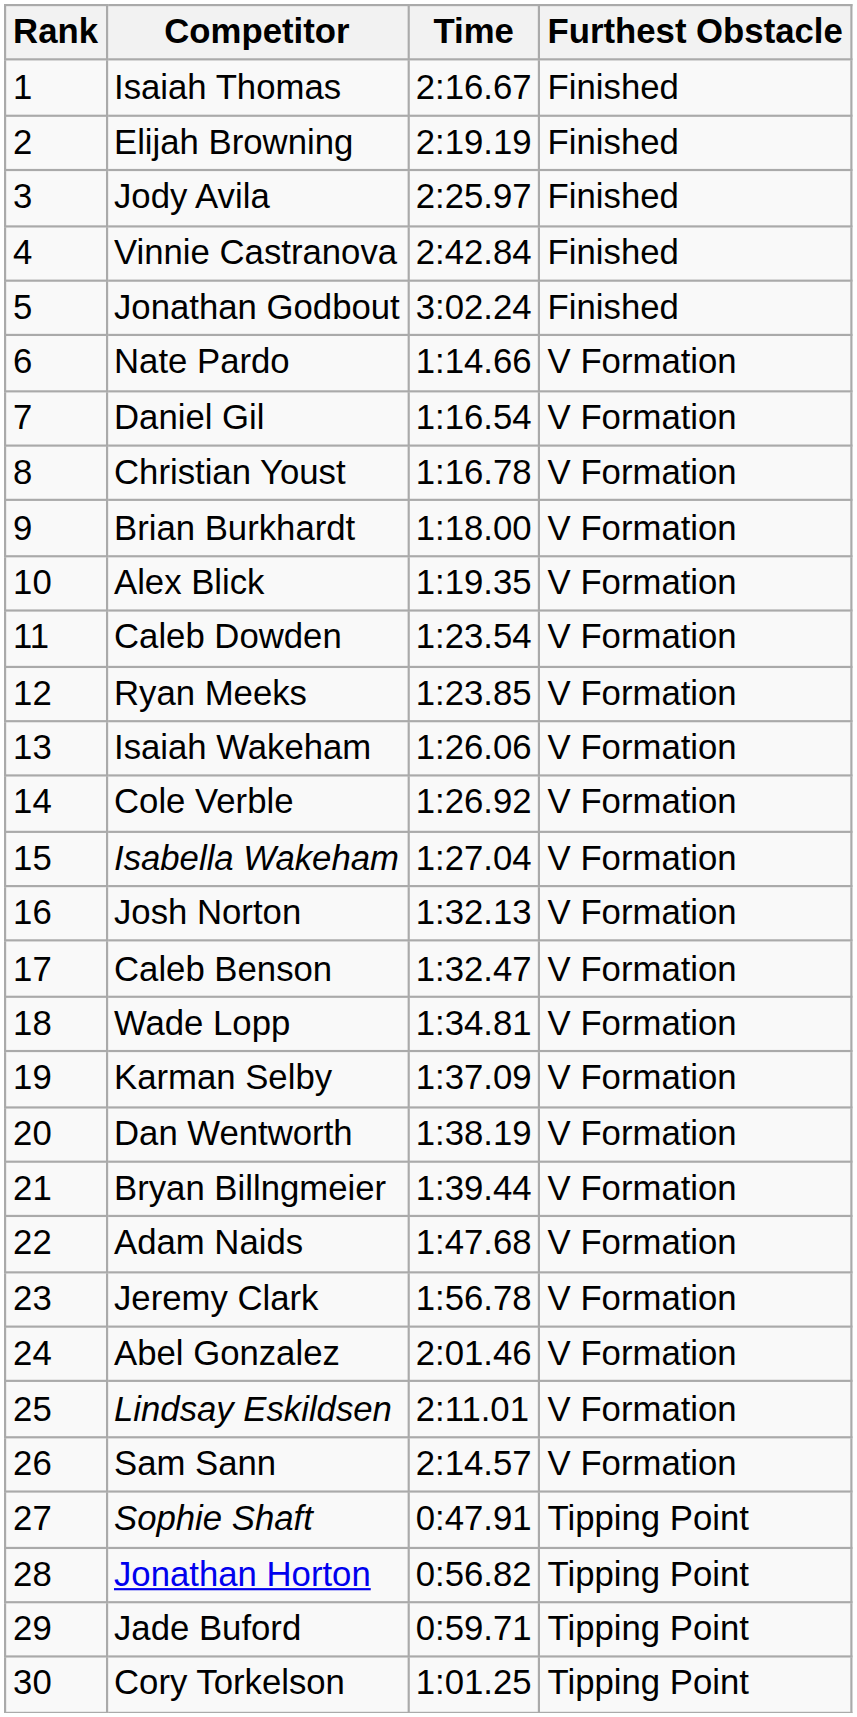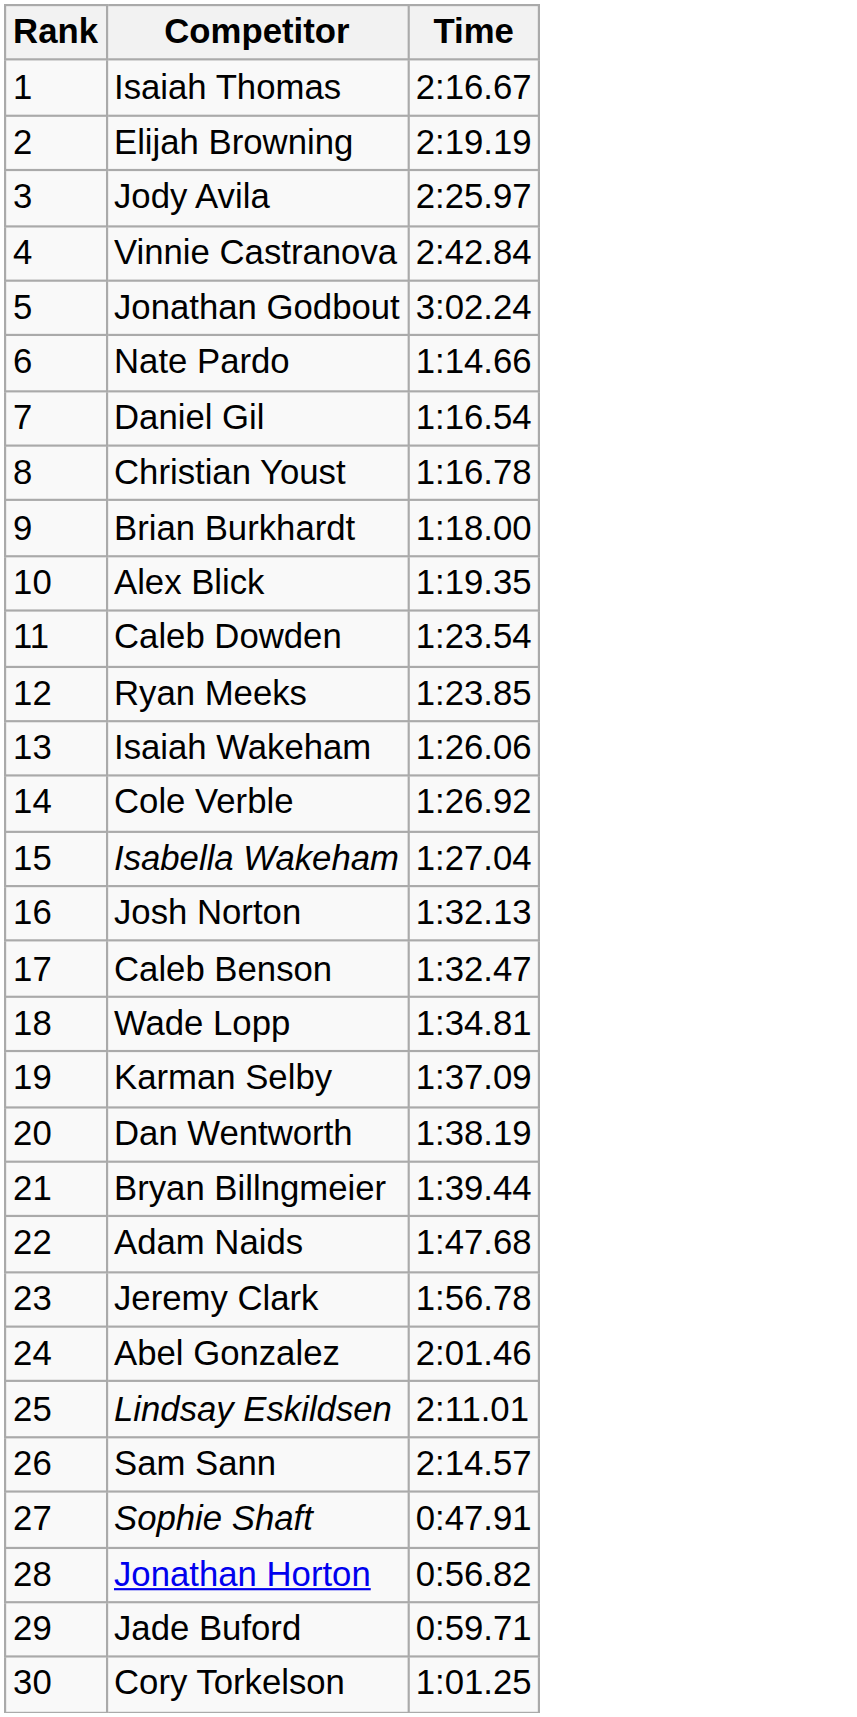- column: (695, 32)
